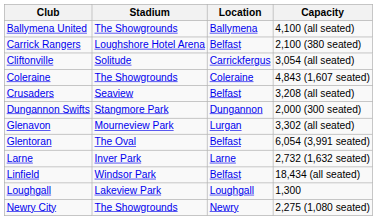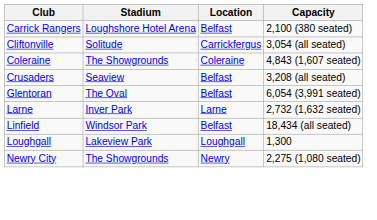- row: (47, 28)
- row: (48, 110)
- row: (29, 126)
